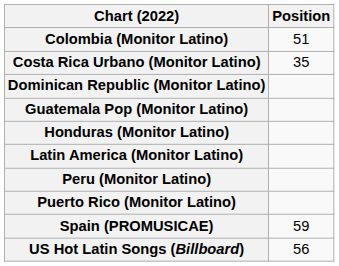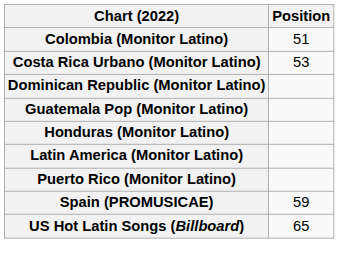(301, 62) 35 -> (301, 62) 53
- row: (137, 179)
(301, 249) 56 -> (301, 226) 65
